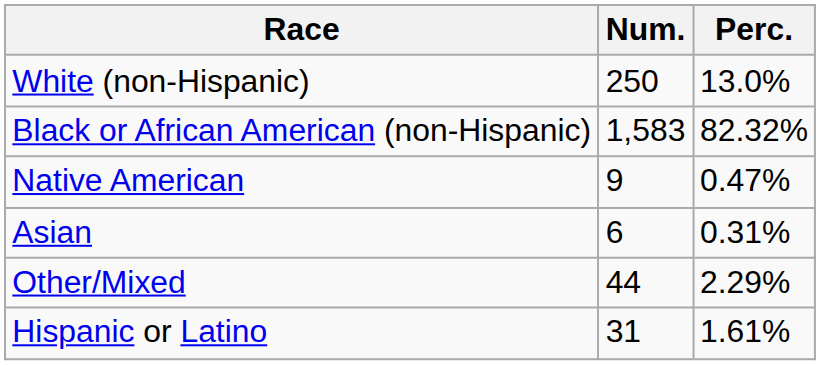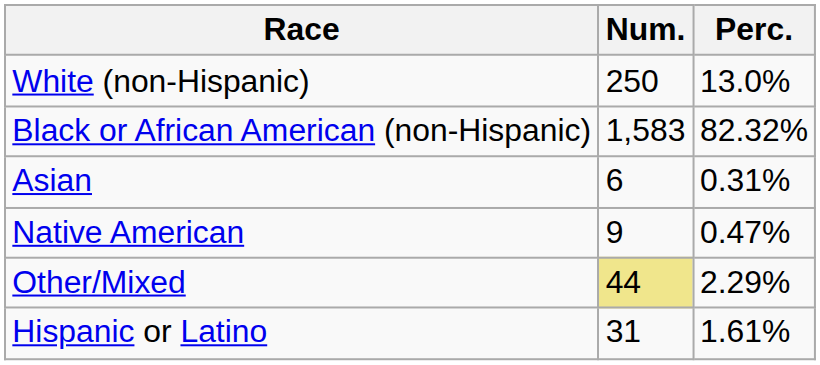rows swapped: (128, 181) <-> (52, 231)
(623, 282) no background -> (623, 282) khaki background
